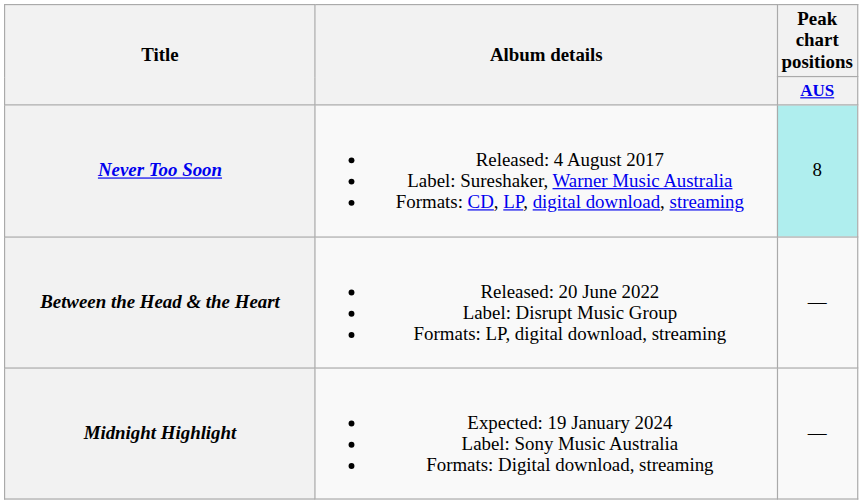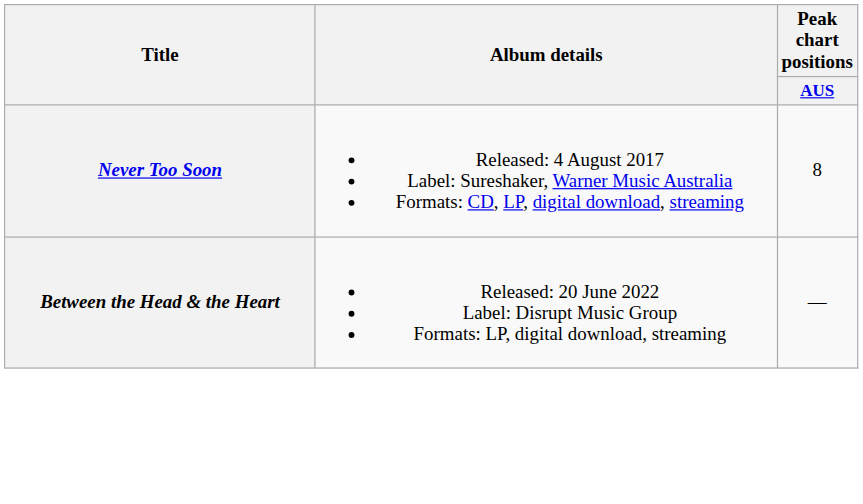(817, 170) paleturquoise background -> (817, 170) no background
- row: (160, 433)
